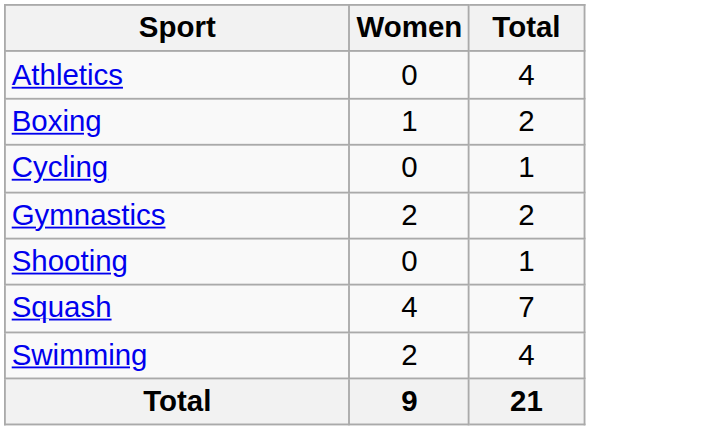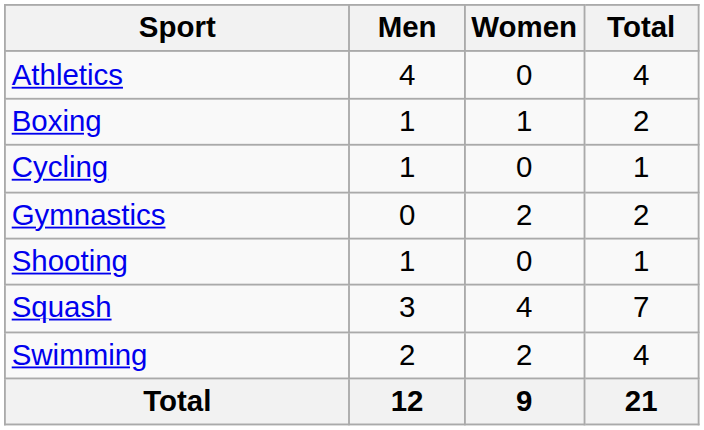+ column: (407, 27)
